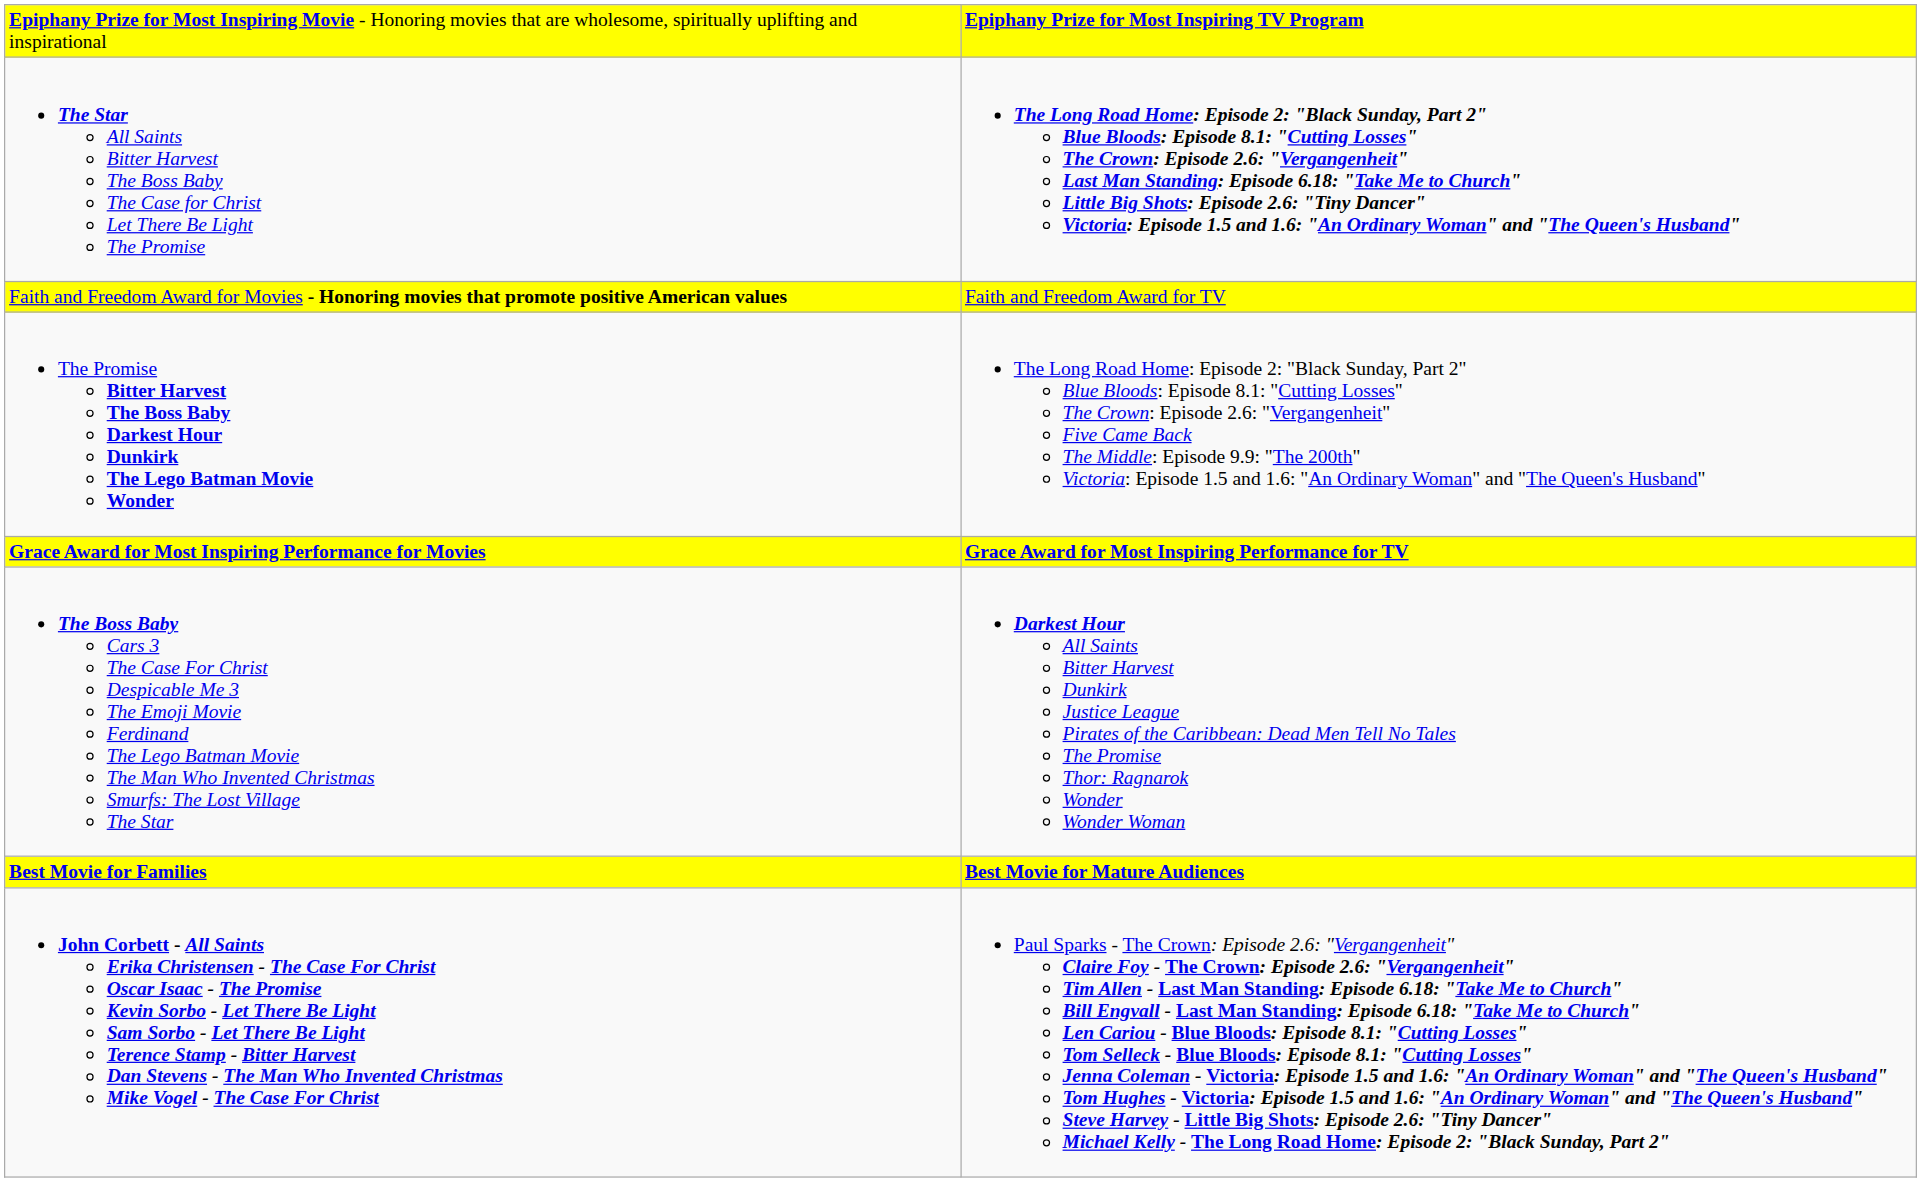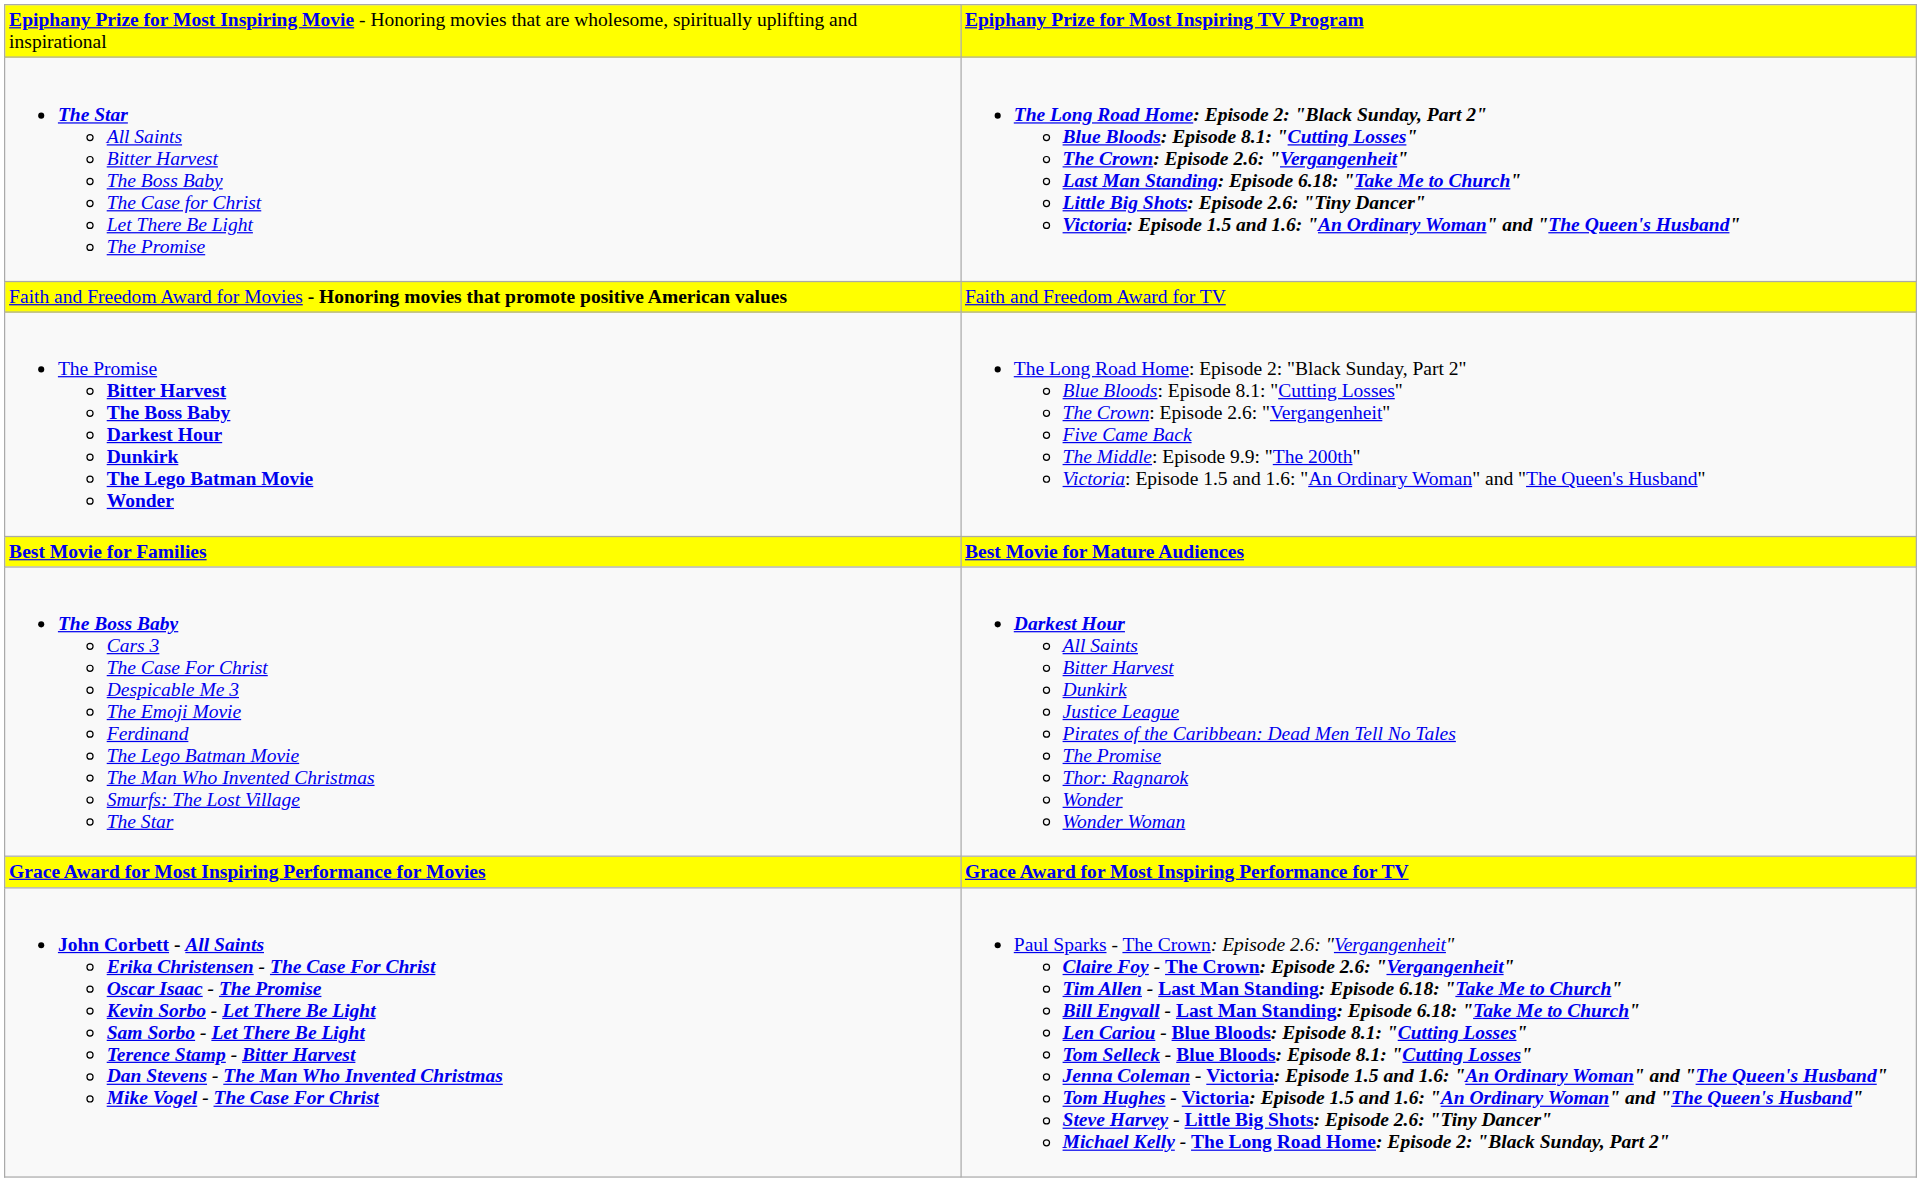rows swapped: (108, 871) <-> (247, 551)
